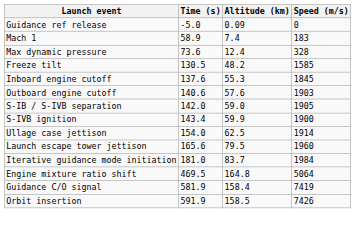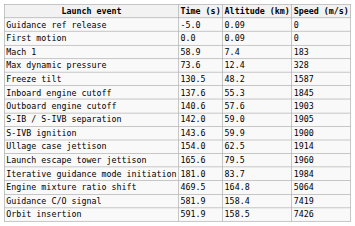+ row: (36, 38)
(304, 65) 1585 -> (304, 79) 1587
(193, 120) 143.4 -> (193, 133) 143.6
